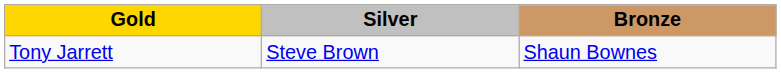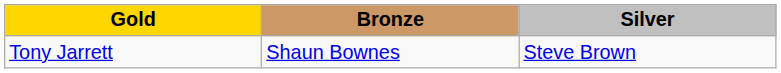columns swapped: (390, 20) <-> (647, 20)
